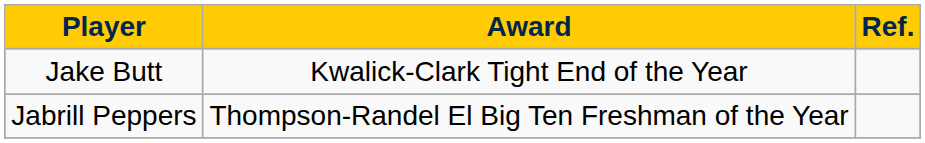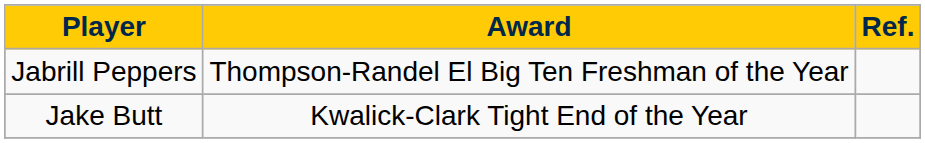rows swapped: (104, 115) <-> (104, 71)
